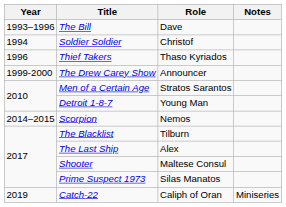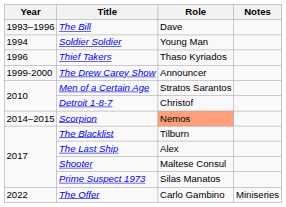(177, 42) Christof -> (184, 42) Young Man
(184, 103) Young Man -> (177, 103) Christof
(175, 118) no background -> (175, 118) lightsalmon background
- row: (78, 194)
+ row: (79, 194)
